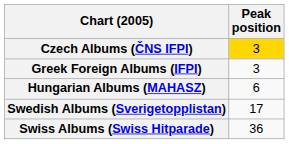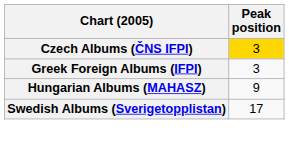(256, 88) 6 -> (256, 88) 9
- row: (117, 128)
